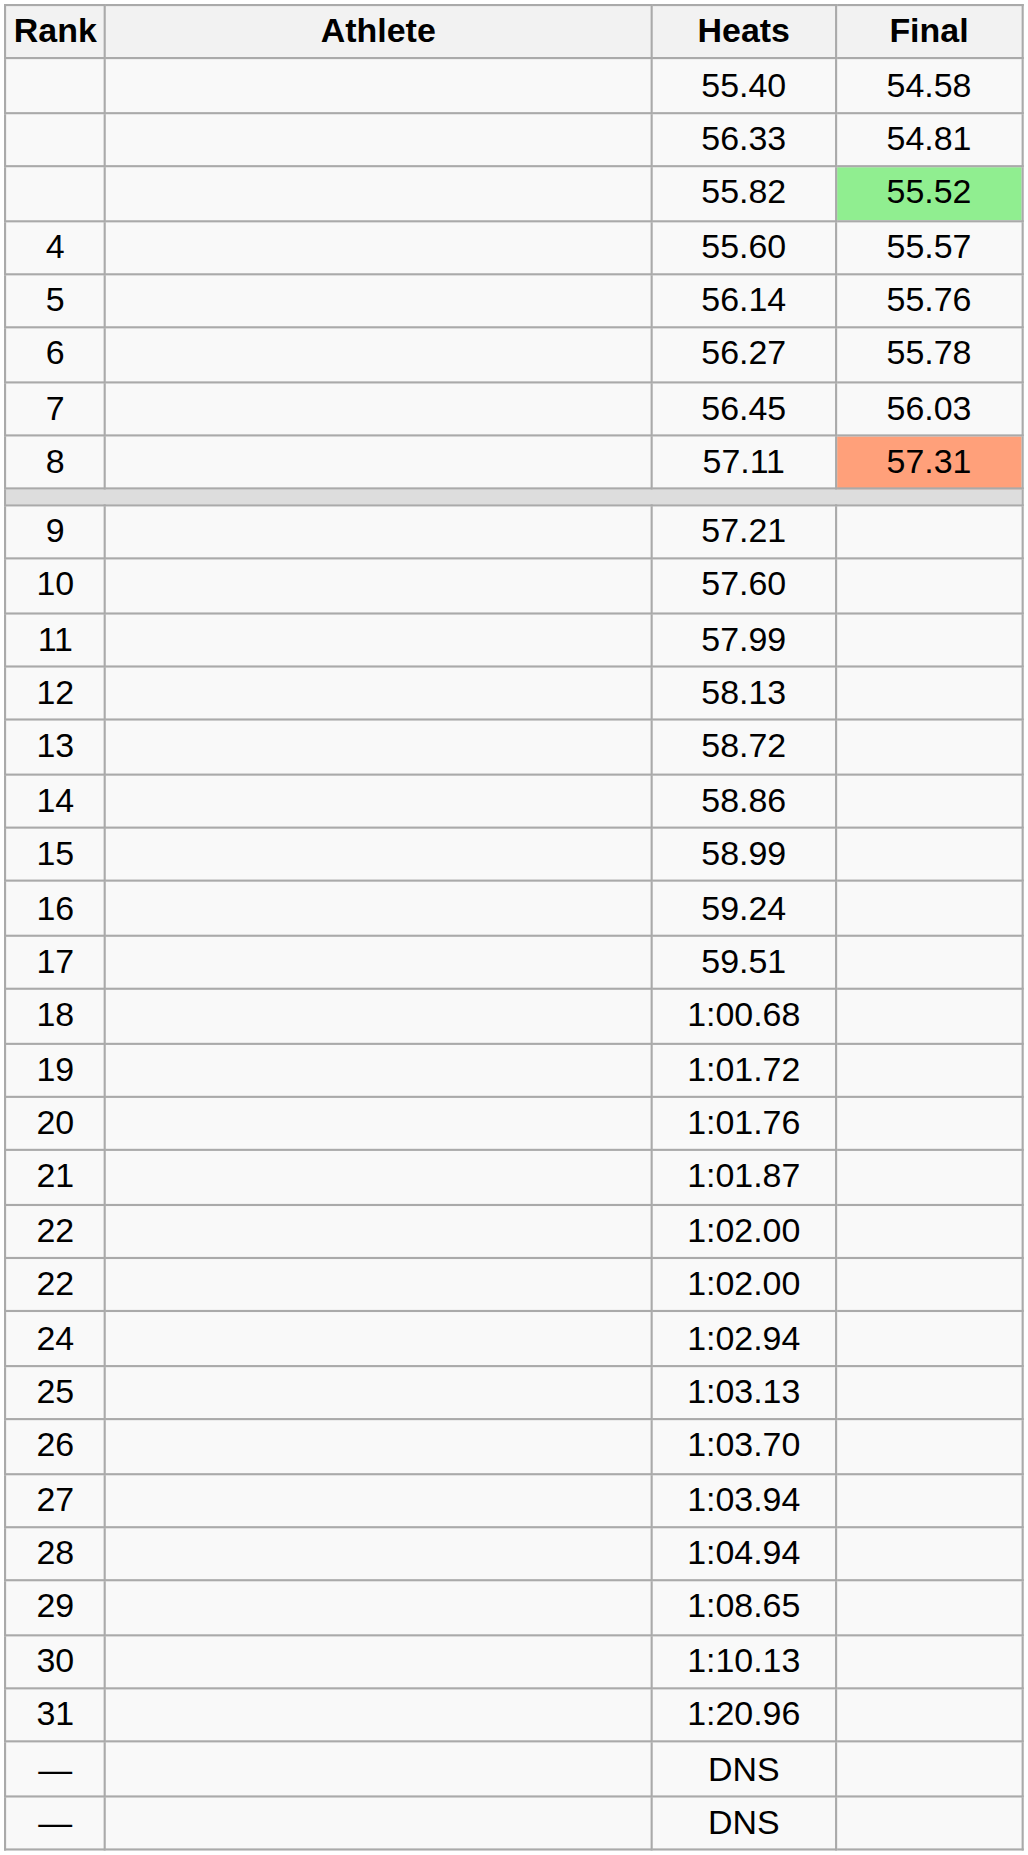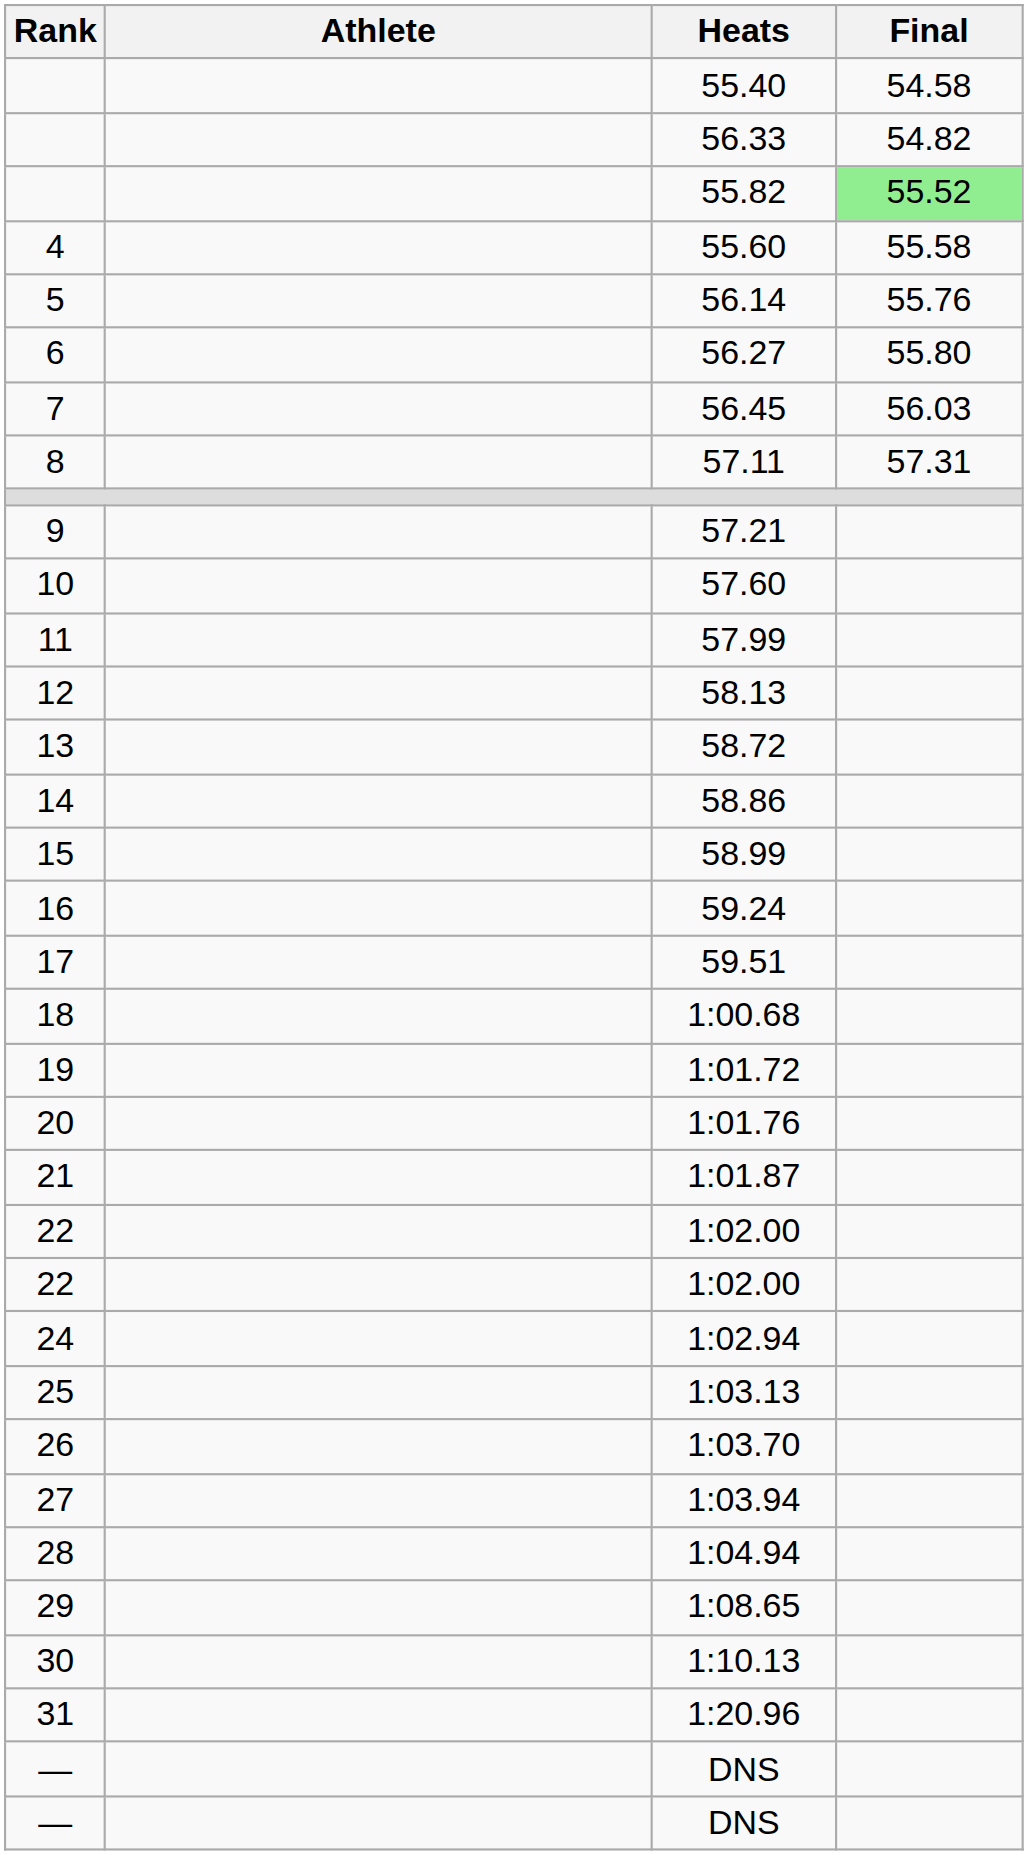(929, 138) 54.81 -> (929, 138) 54.82
(929, 246) 55.57 -> (929, 246) 55.58
(929, 354) 55.78 -> (929, 354) 55.80
(929, 461) lightsalmon background -> (929, 461) no background
